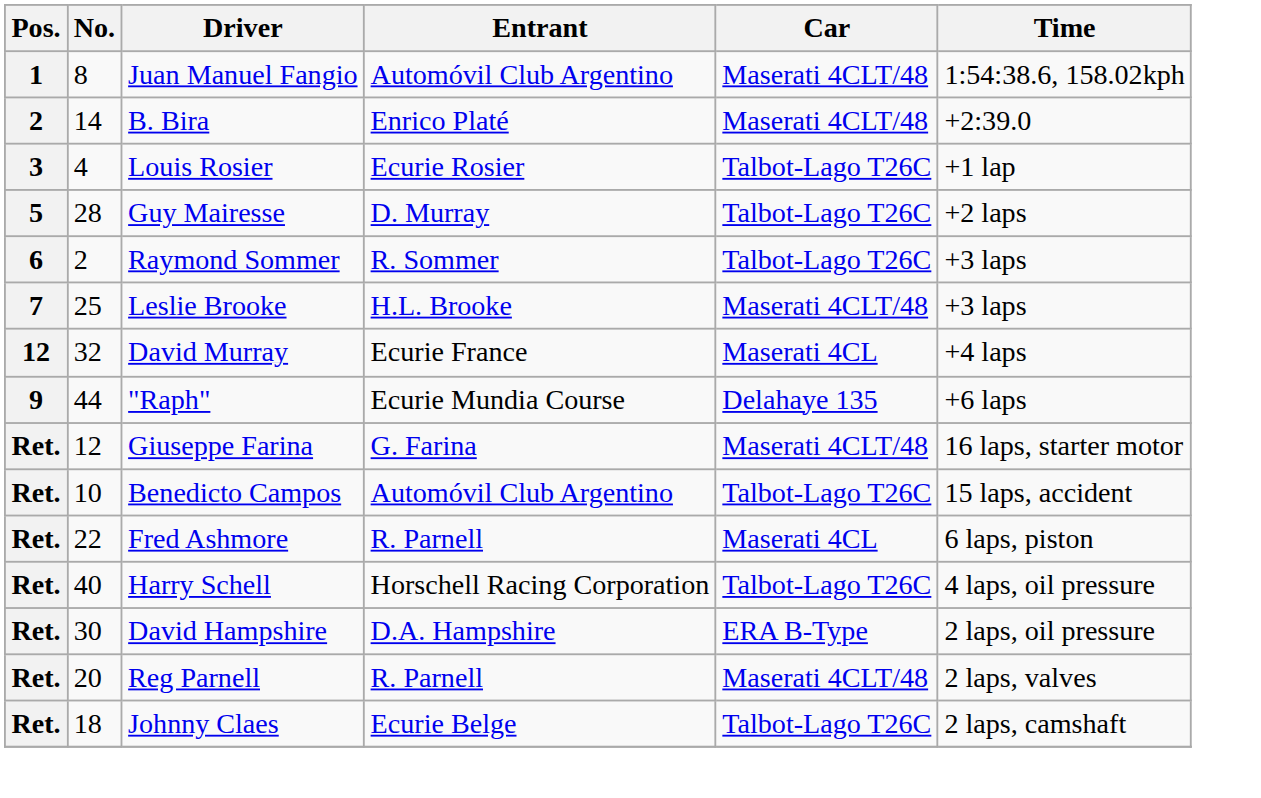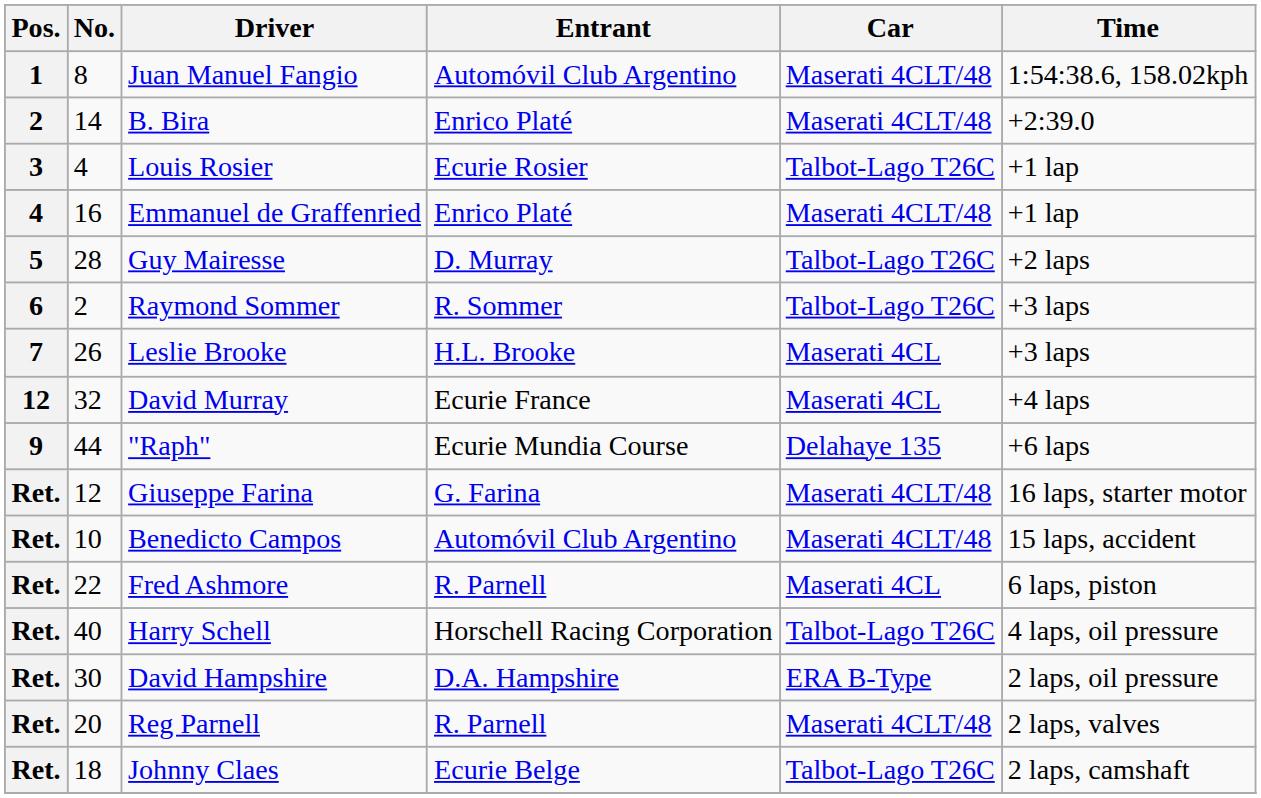+ row: (275, 213)
(88, 306) 25 -> (88, 352) 26
(825, 306) Maserati 4CLT/48 -> (863, 352) Maserati 4CL
(827, 491) Talbot-Lago T26C -> (889, 537) Maserati 4CLT/48
